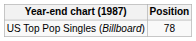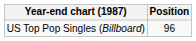(169, 28) 78 -> (169, 28) 96
